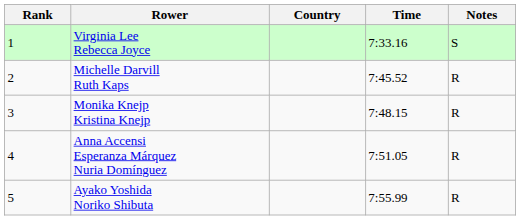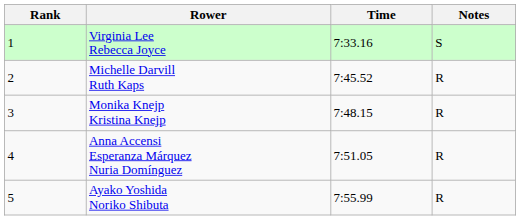- column: (317, 14)
